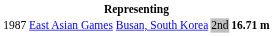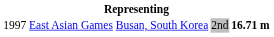(15, 25) 1987 -> (15, 25) 1997
